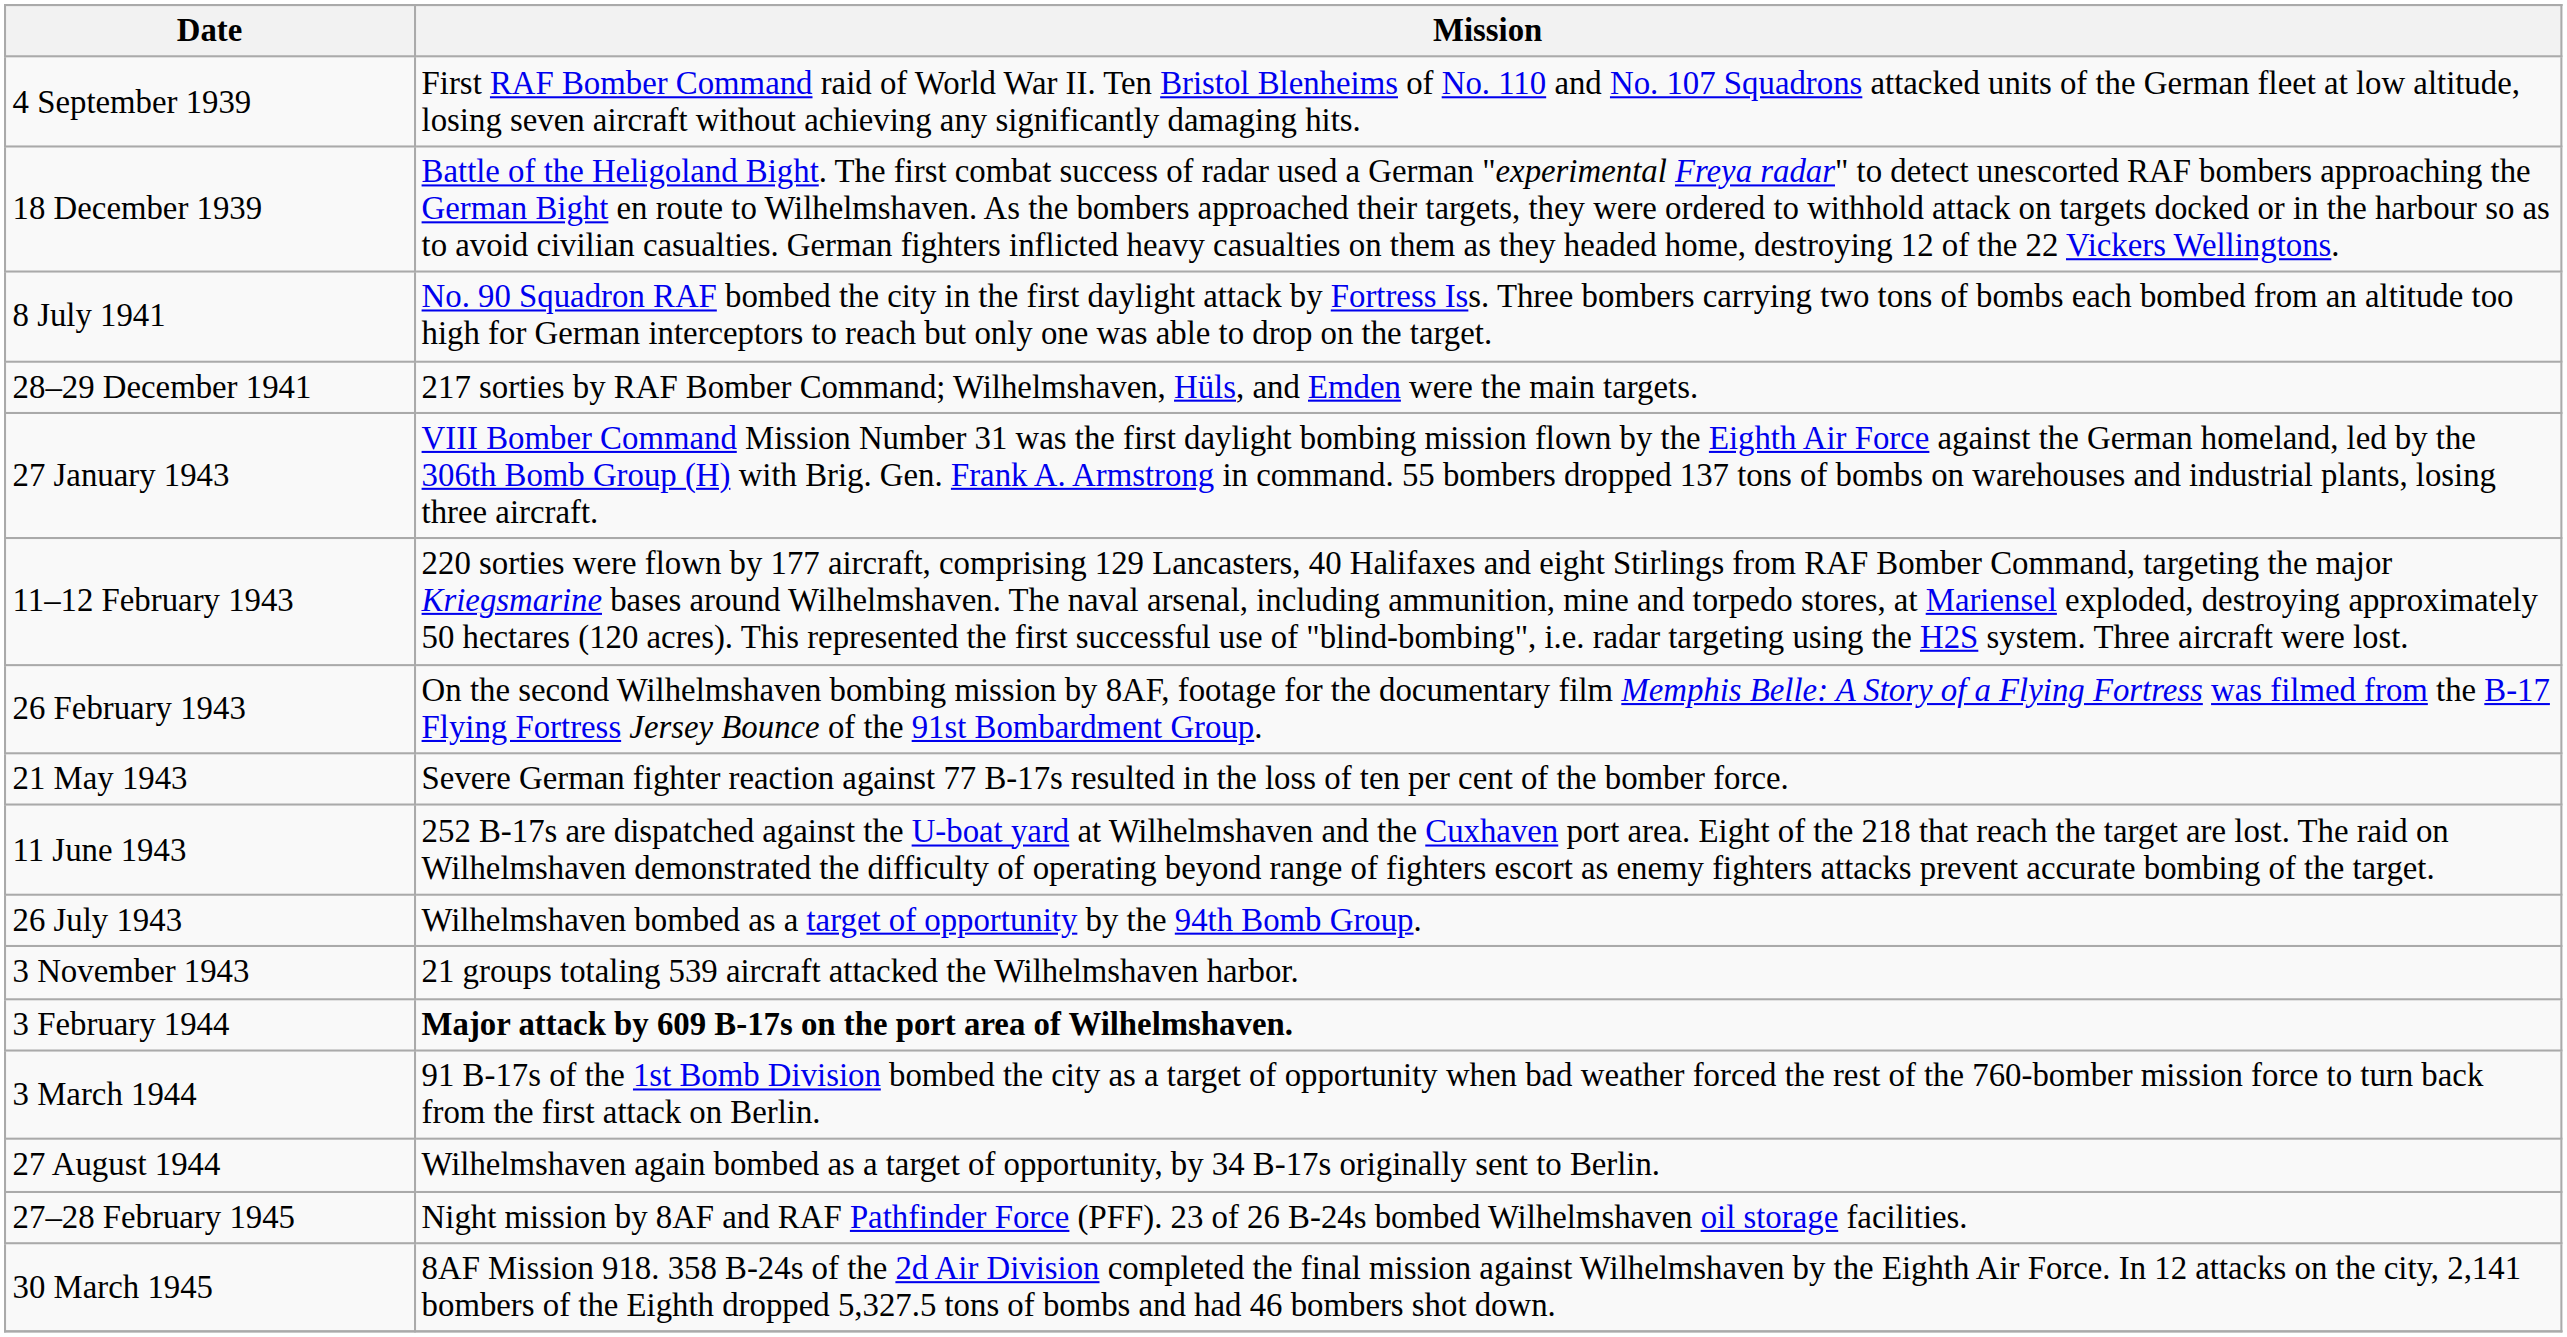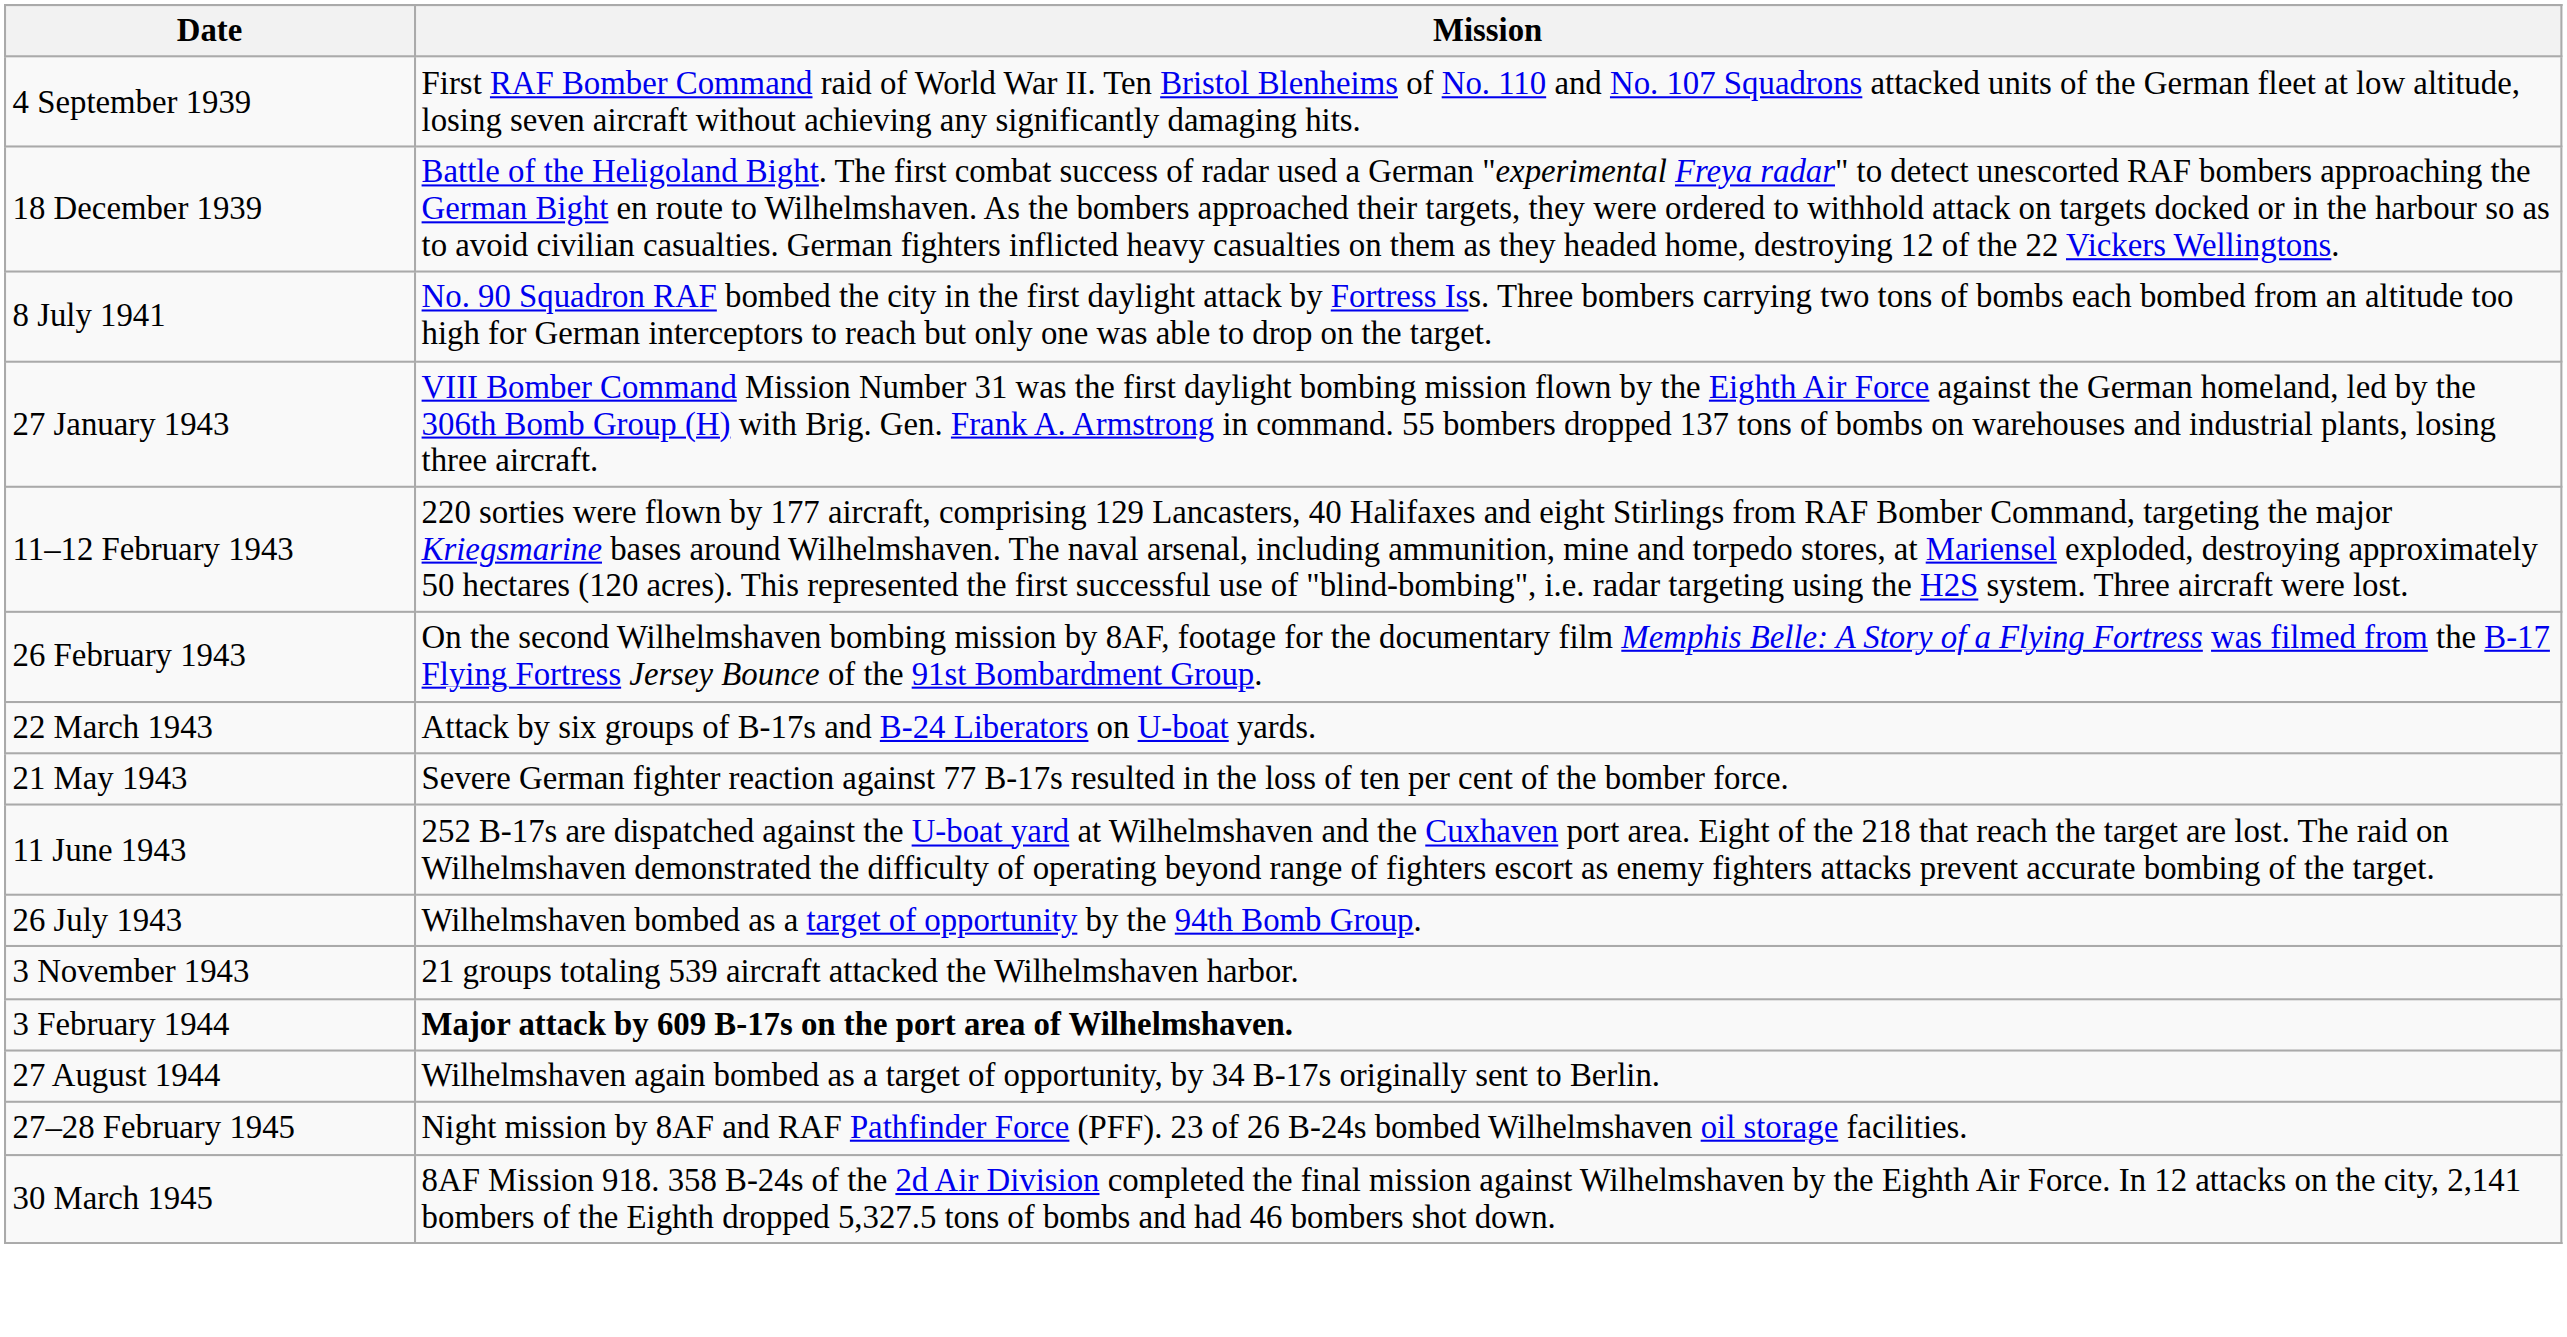- row: (162, 386)
+ row: (113, 726)
- row: (105, 1094)
